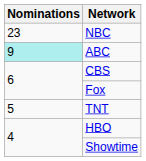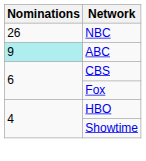(14, 33) 23 -> (14, 33) 26
- row: (97, 109)
